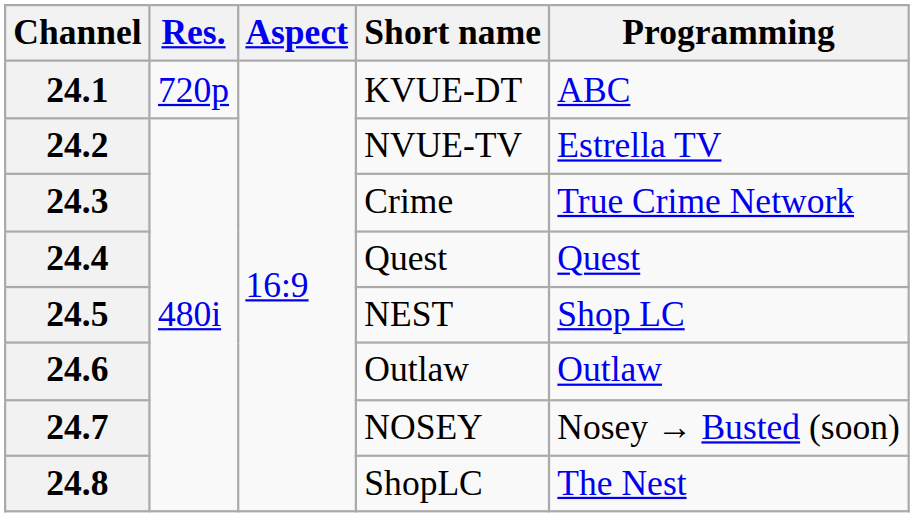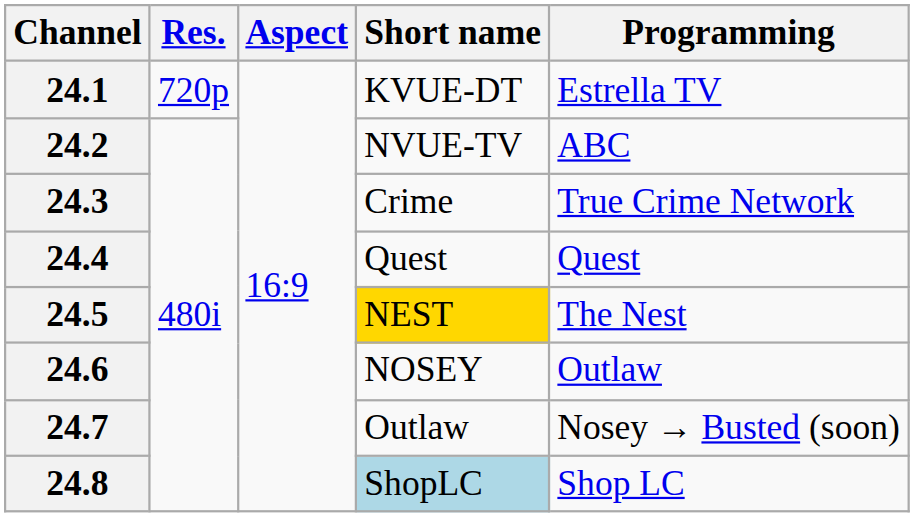(594, 88) ABC -> (639, 88) Estrella TV
(639, 145) Estrella TV -> (594, 145) ABC
(409, 314) no background -> (409, 314) gold background
(621, 314) Shop LC -> (622, 314) The Nest
(417, 370) Outlaw -> (424, 370) NOSEY
(424, 426) NOSEY -> (417, 426) Outlaw
(424, 483) no background -> (424, 483) lightblue background
(622, 483) The Nest -> (621, 483) Shop LC
